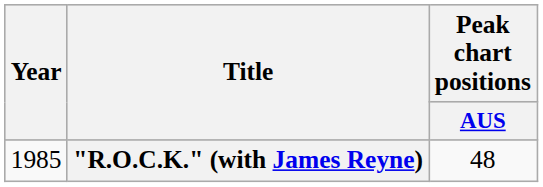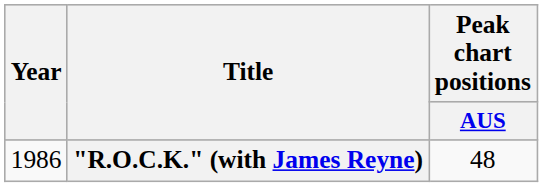(36, 160) 1985 -> (36, 160) 1986
